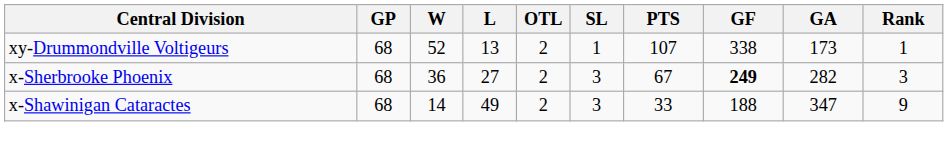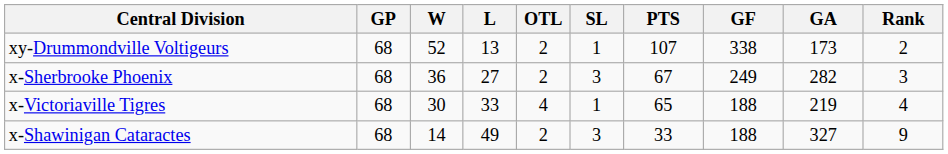(903, 47) 1 -> (903, 47) 2
(743, 76) bold -> (743, 76) normal
+ row: (87, 105)
(823, 105) 347 -> (823, 134) 327
